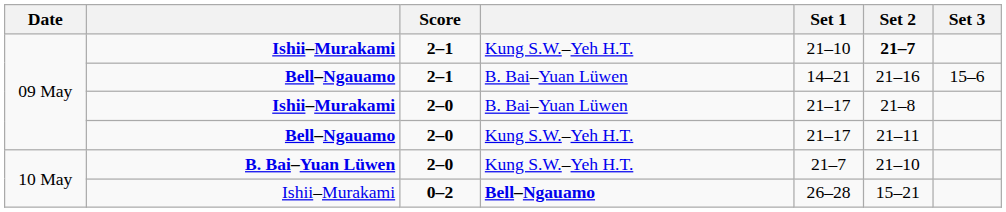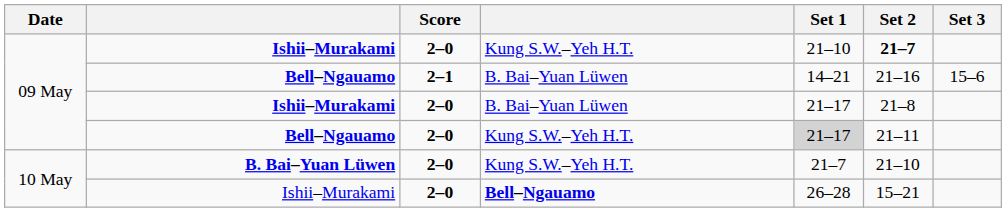(440, 48) 2–1 -> (440, 48) 2–0
(829, 135) no background -> (829, 135) lightgrey background
(440, 193) 0–2 -> (440, 193) 2–0
